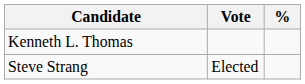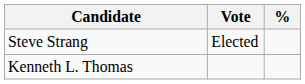rows swapped: (48, 66) <-> (70, 41)
